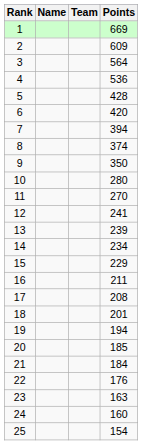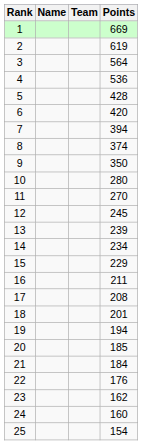(119, 46) 609 -> (119, 46) 619
(119, 213) 241 -> (119, 213) 245
(119, 398) 163 -> (119, 398) 162
